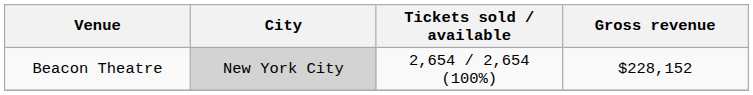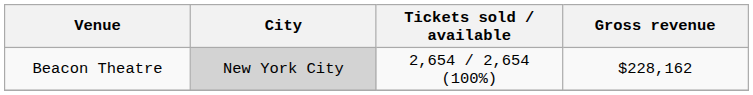(655, 69) $228,152 -> (655, 69) $228,162
